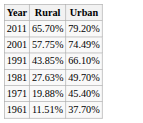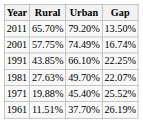+ column: (120, 12)
